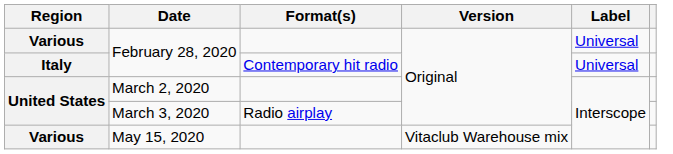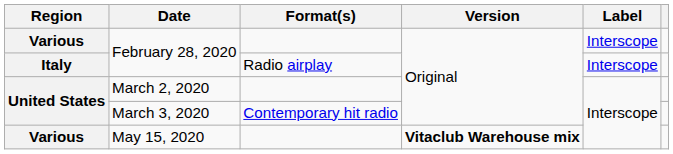(607, 40) Universal -> (622, 40) Interscope
(321, 64) Contemporary hit radio -> (288, 64) Radio airplay
(607, 64) Universal -> (622, 64) Interscope
(288, 112) Radio airplay -> (321, 112) Contemporary hit radio
(486, 137) normal -> (492, 137) bold
